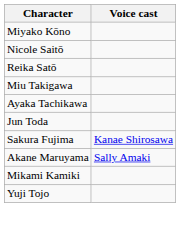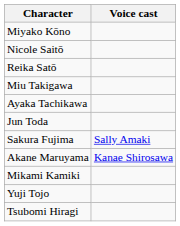(133, 139) Kanae Shirosawa -> (122, 139) Sally Amaki
(122, 157) Sally Amaki -> (133, 157) Kanae Shirosawa
+ row: (43, 211)
